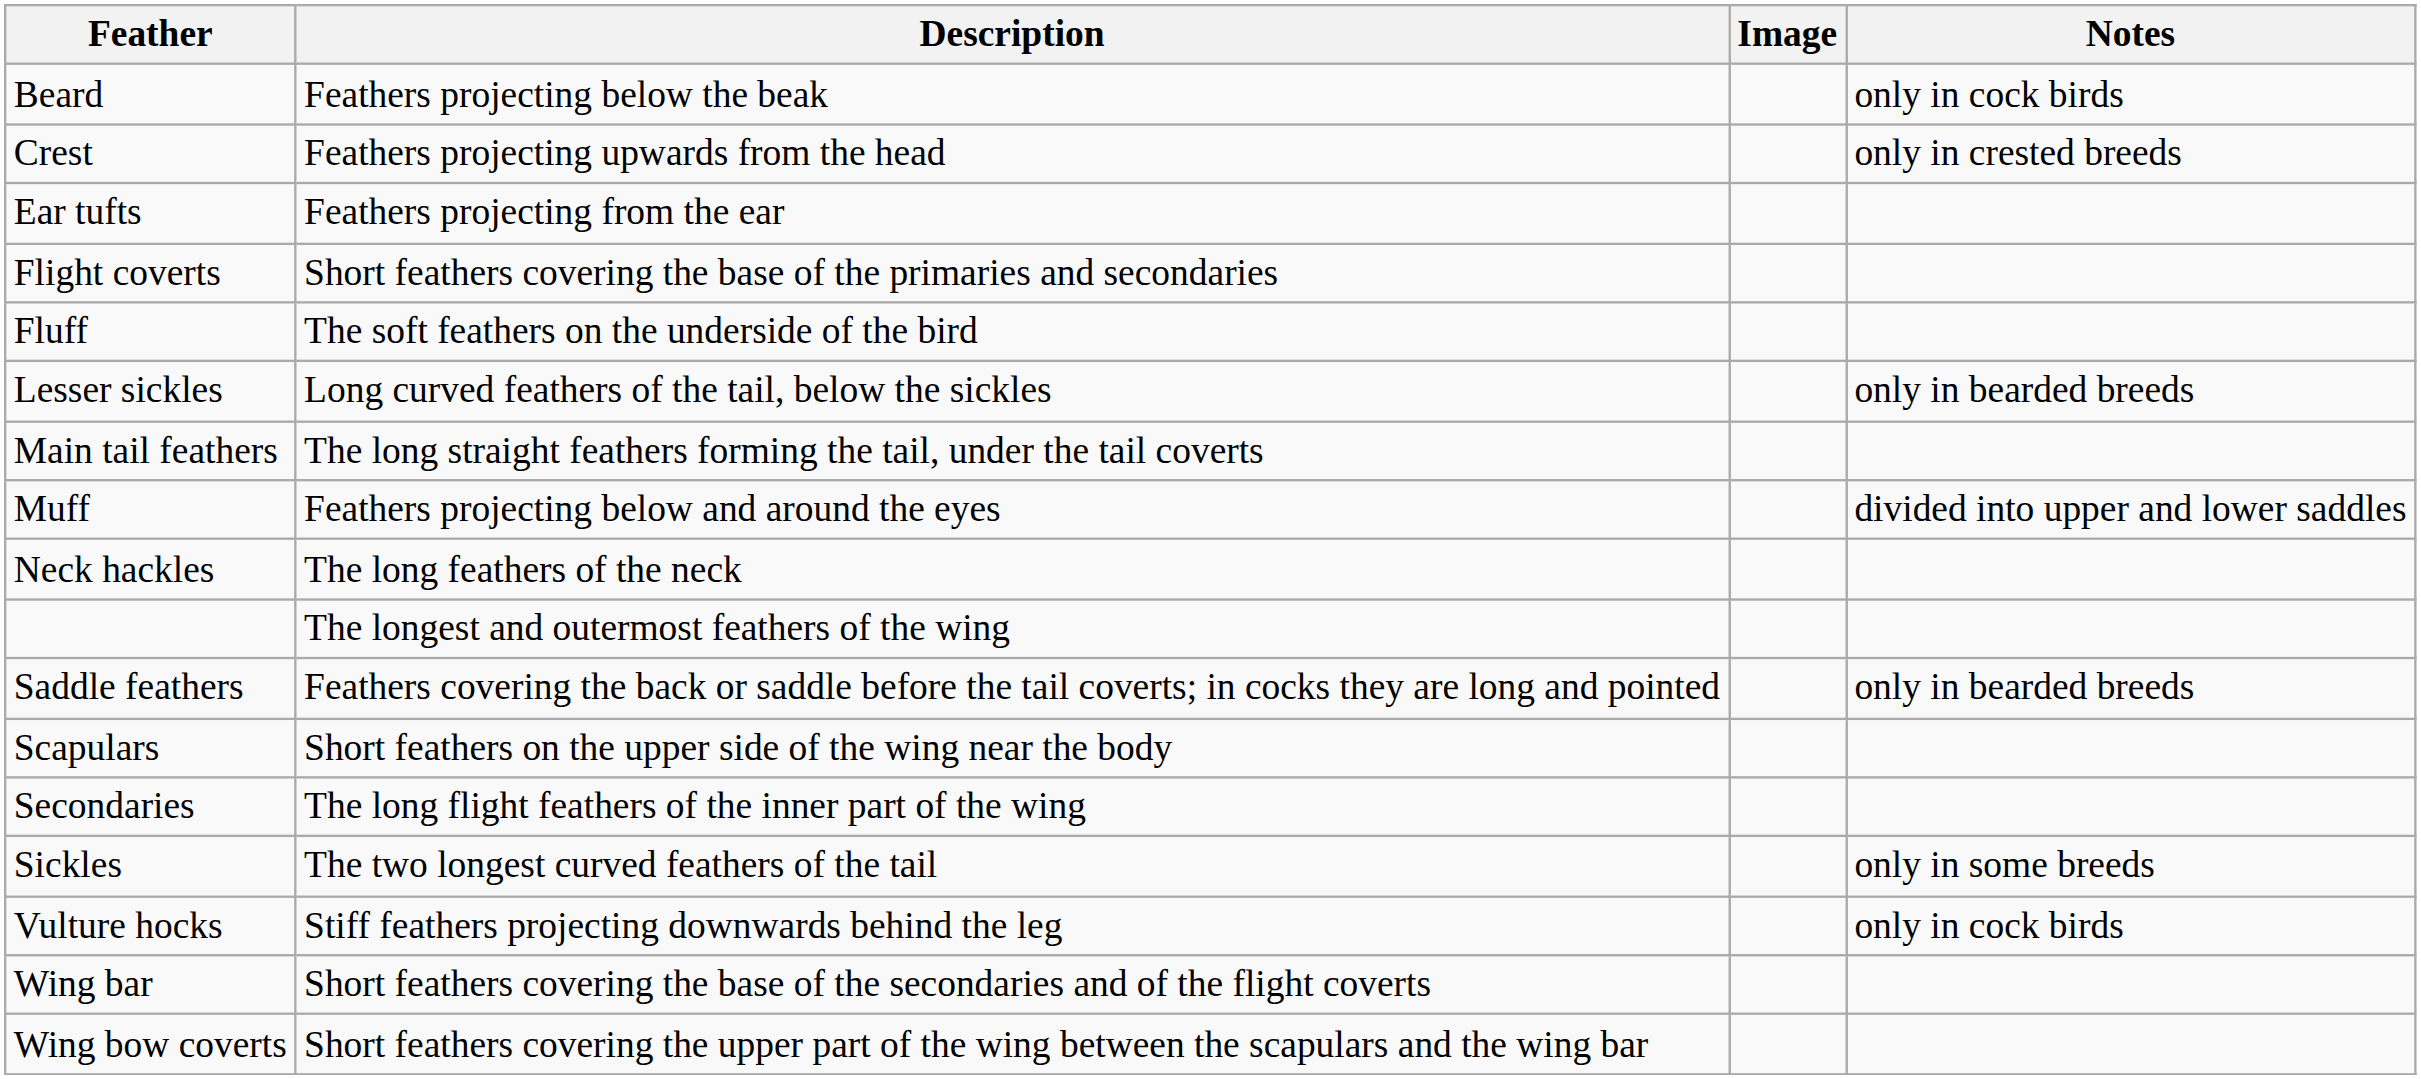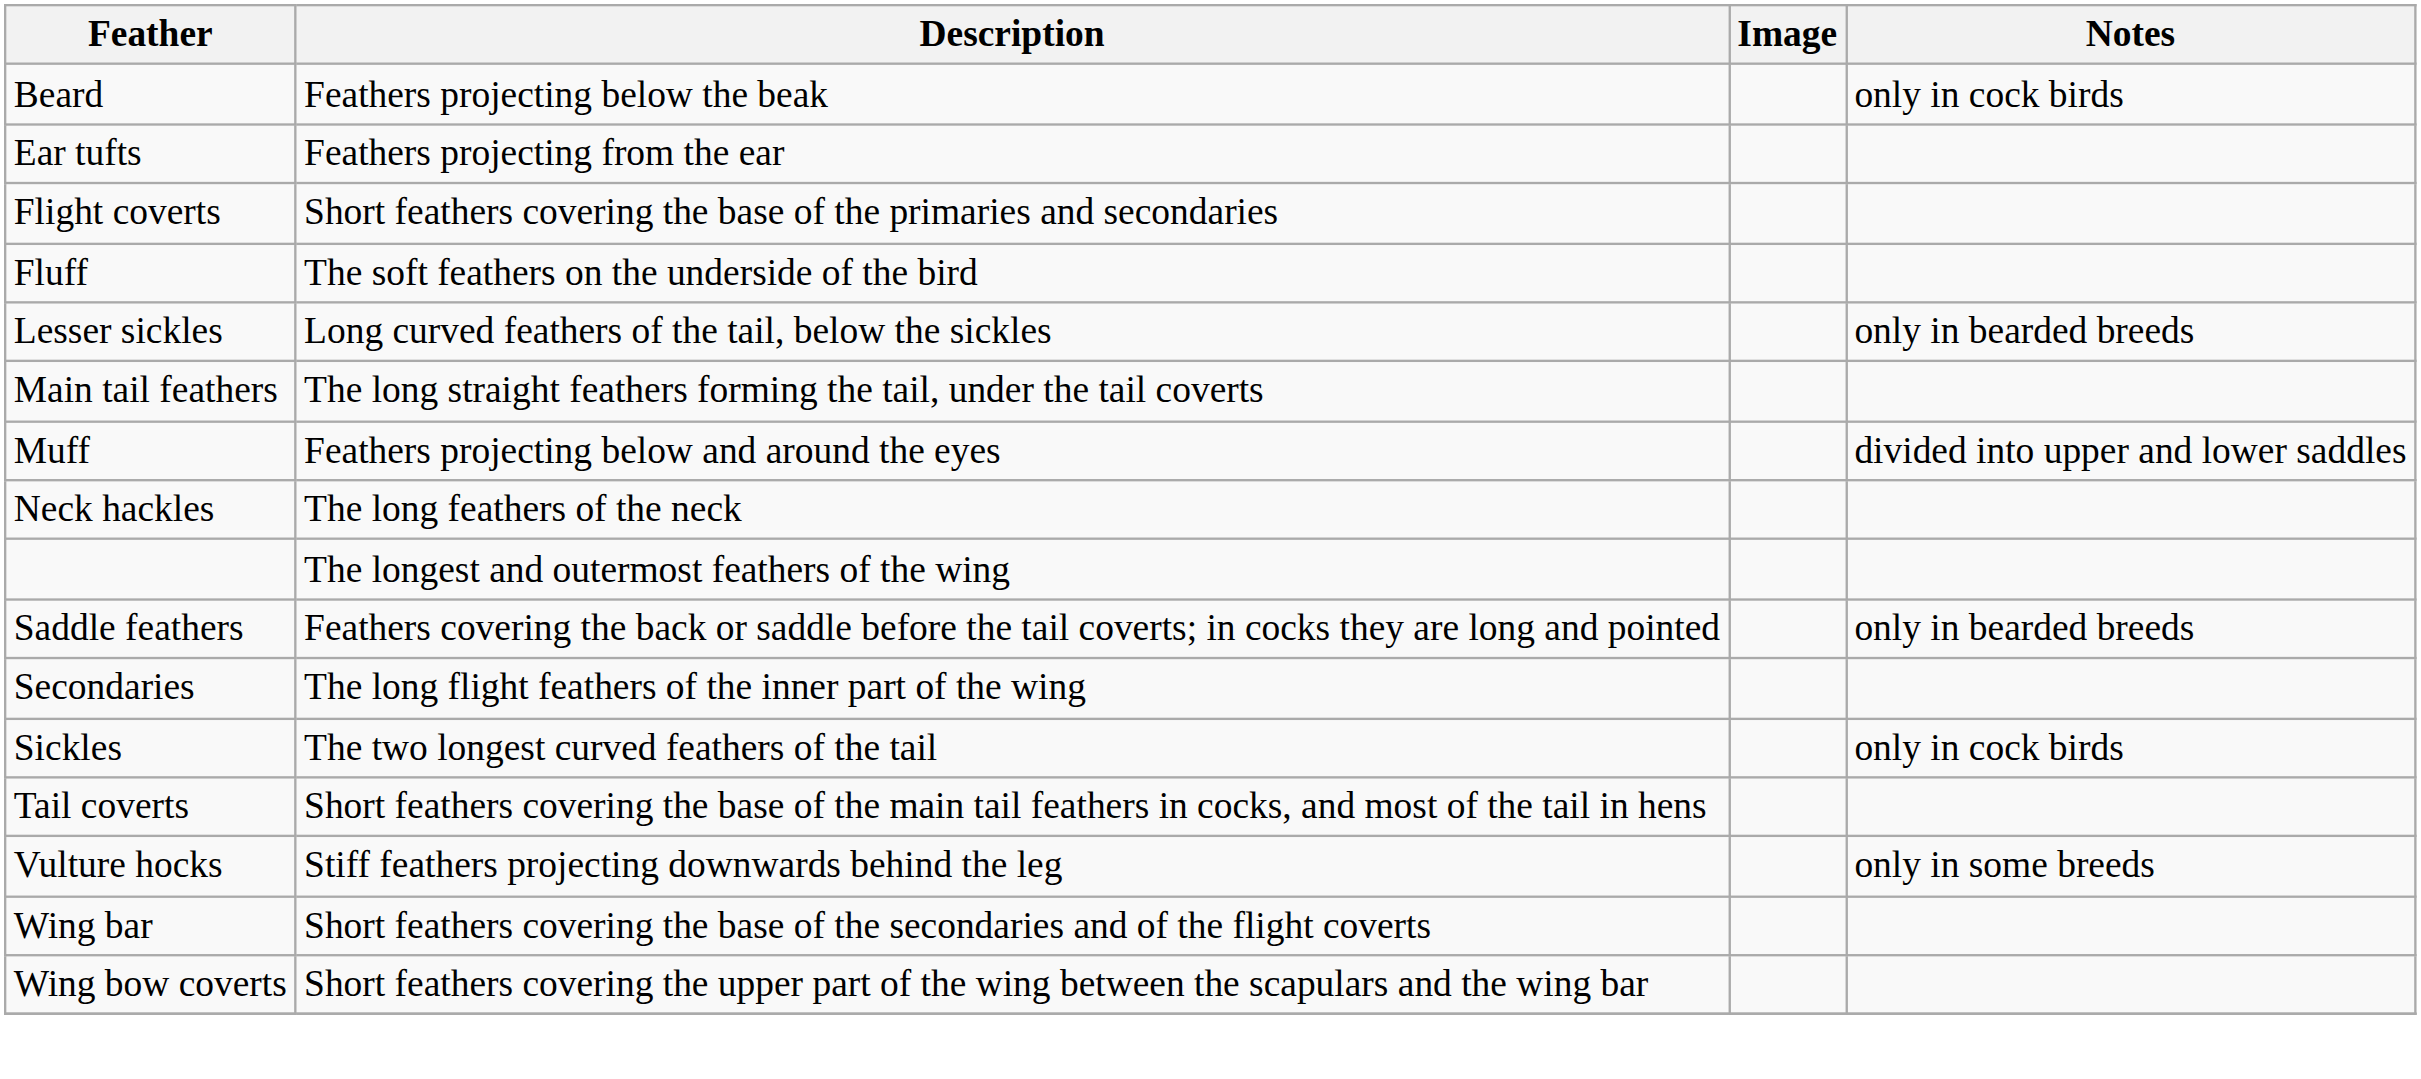- row: (53, 152)
- row: (87, 746)
(2005, 865) only in some breeds -> (1989, 746) only in cock birds
+ row: (101, 806)
(1989, 924) only in cock birds -> (2005, 865) only in some breeds
